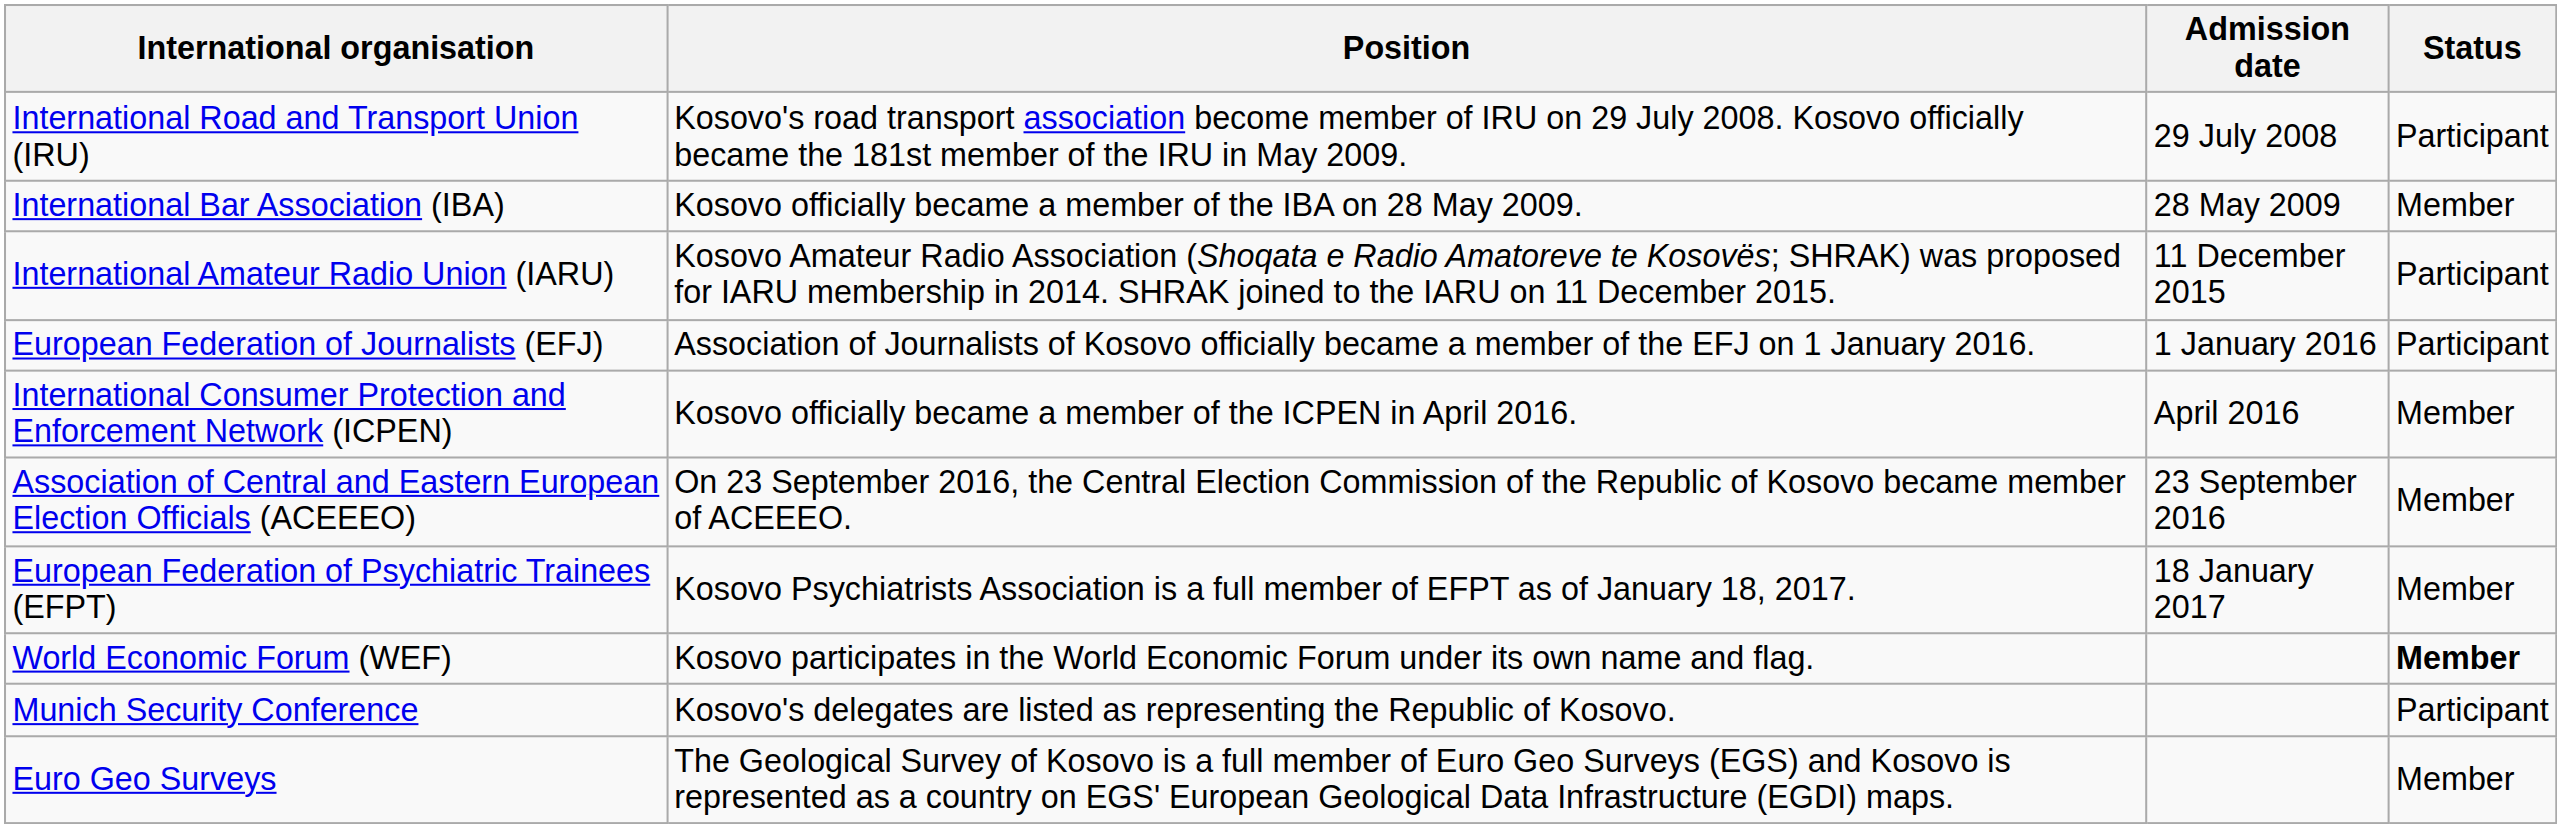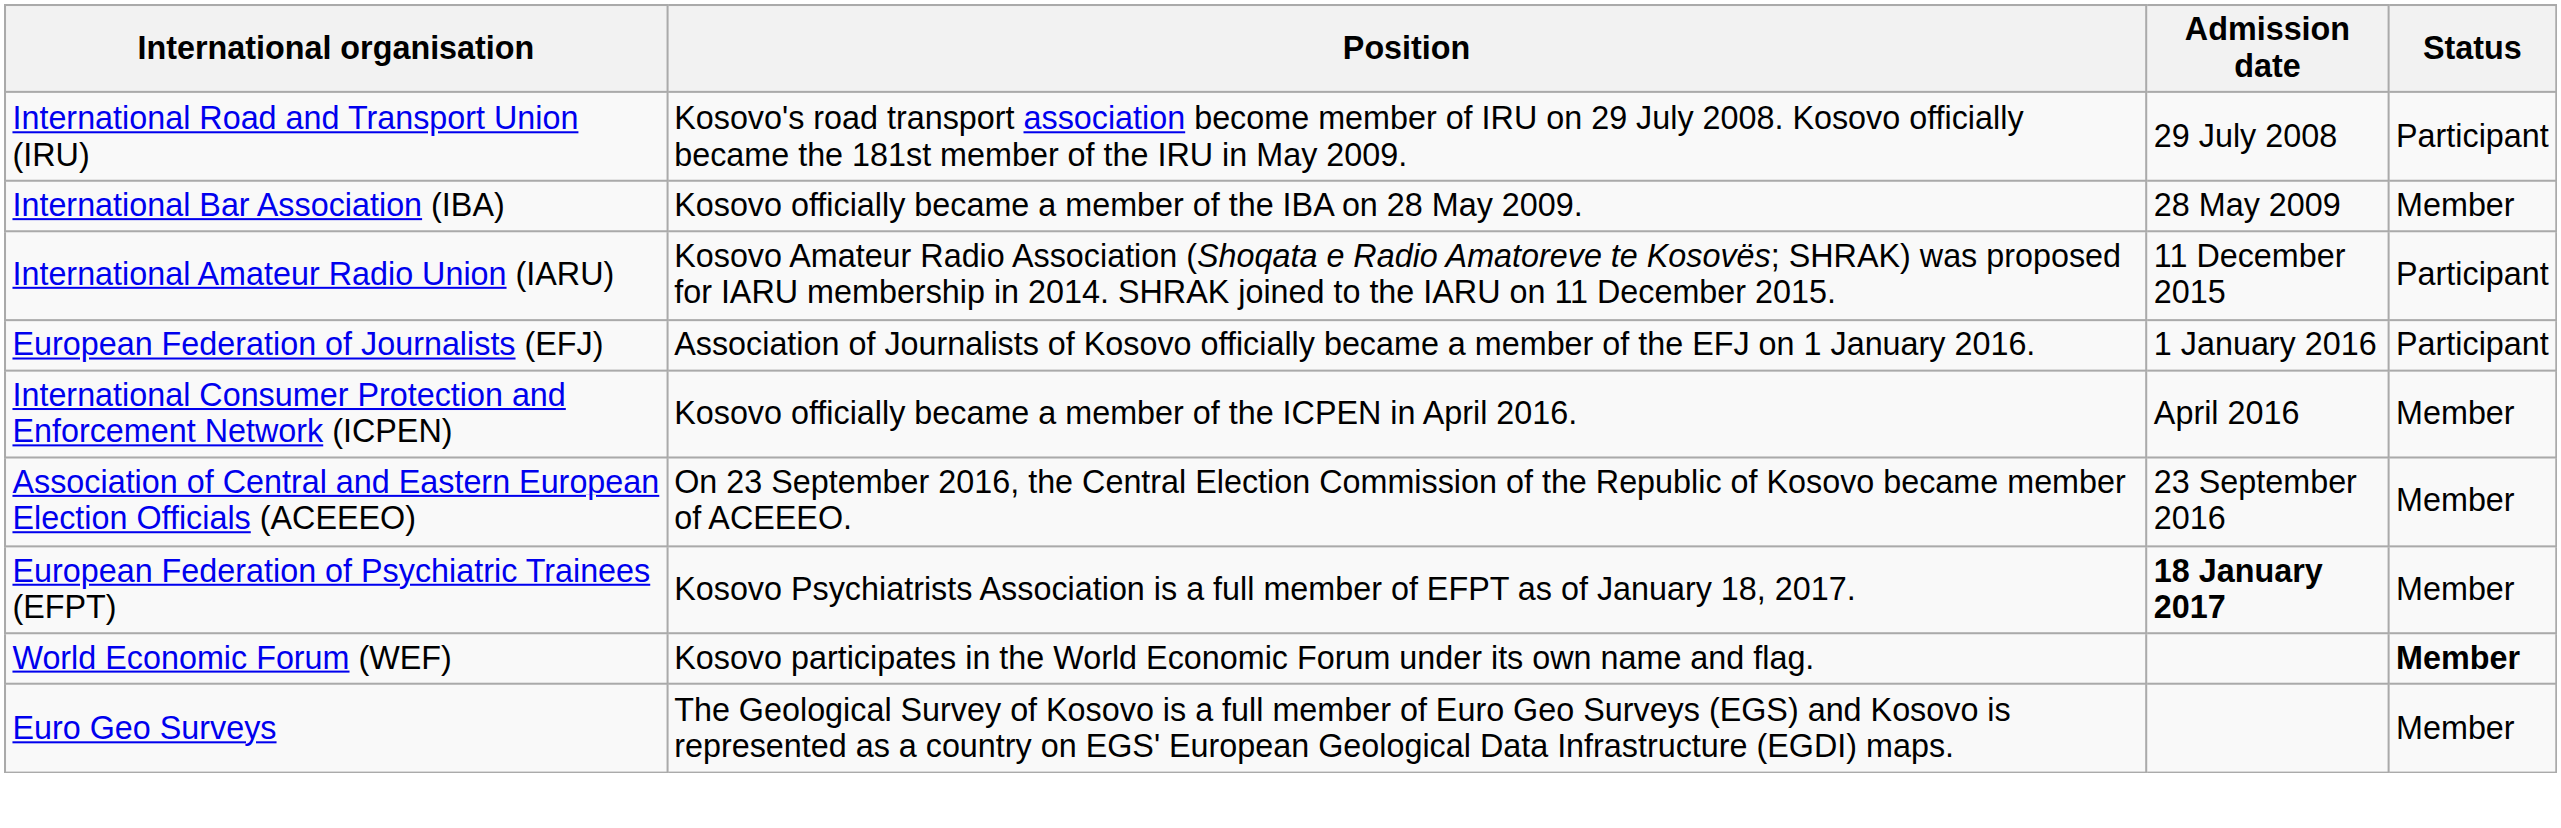(2234, 588) normal -> (2238, 588) bold
- row: (215, 709)
